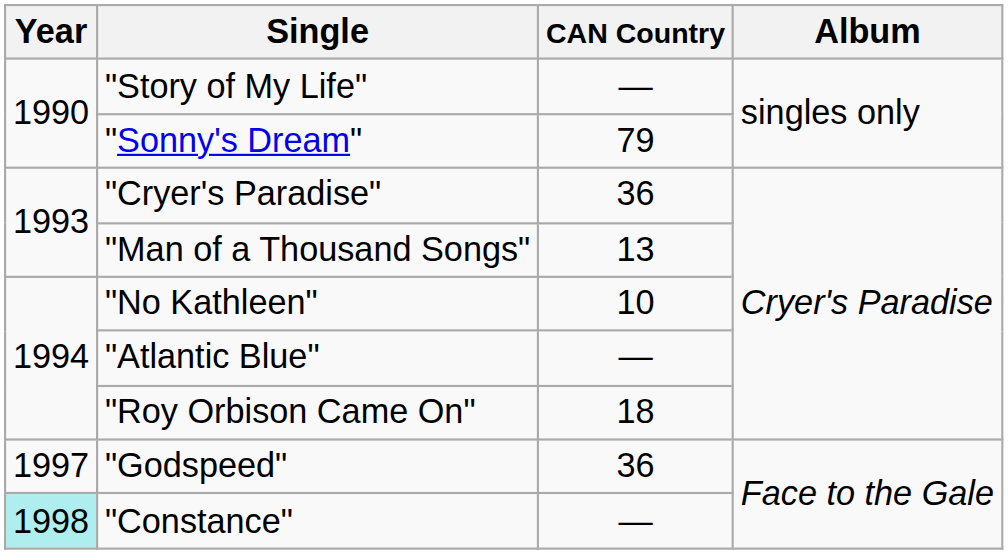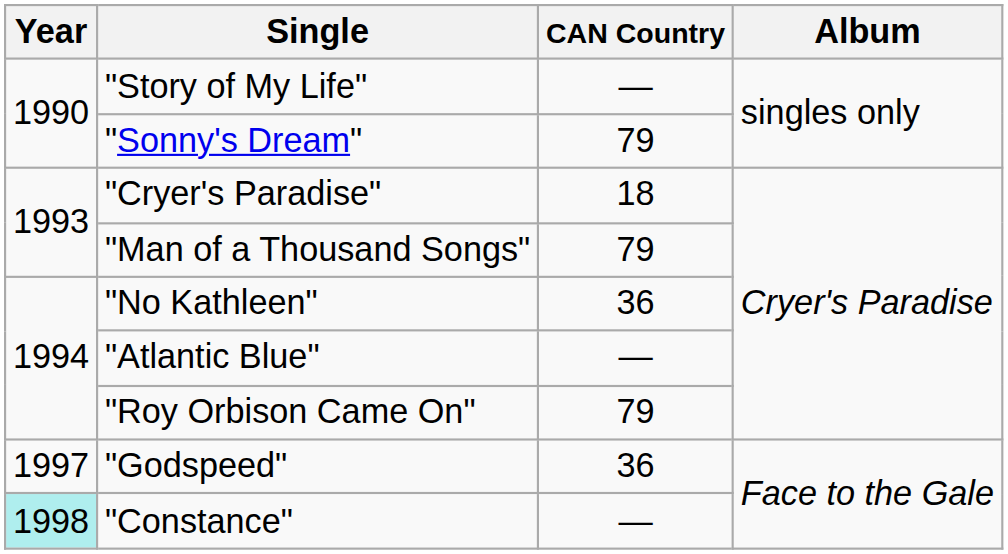(636, 194) 36 -> (636, 194) 18
(636, 248) 13 -> (636, 248) 79
(636, 303) 10 -> (636, 303) 36
(636, 411) 18 -> (636, 411) 79
